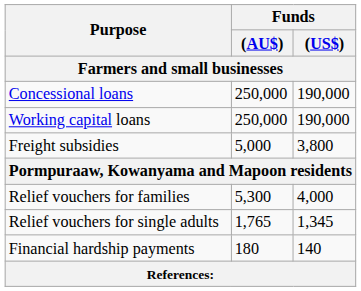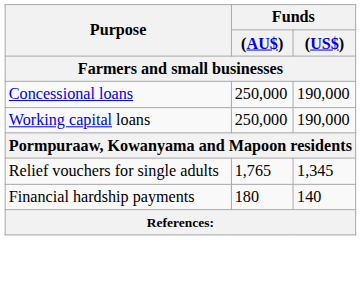- row: (64, 145)
- row: (99, 196)
